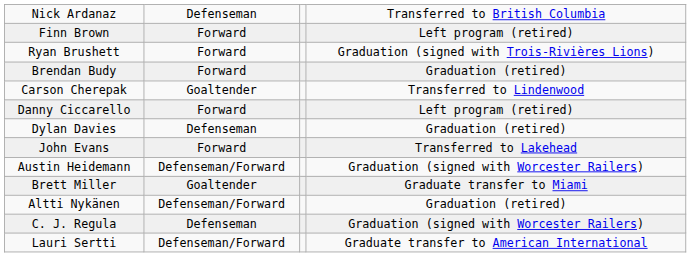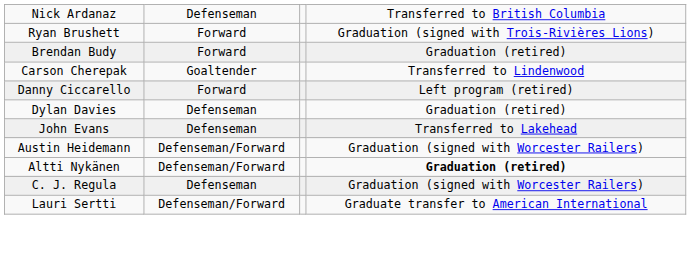- row: (74, 33)
(222, 147) Forward -> (222, 128) Defenseman
- row: (74, 186)
(496, 205) normal -> (496, 167) bold
